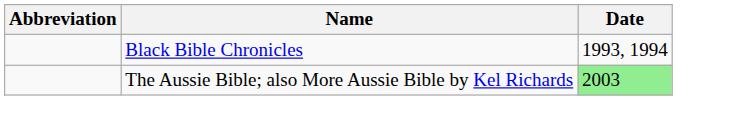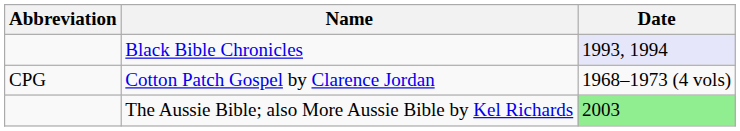(625, 49) no background -> (625, 49) lavender background
+ row: (280, 79)
